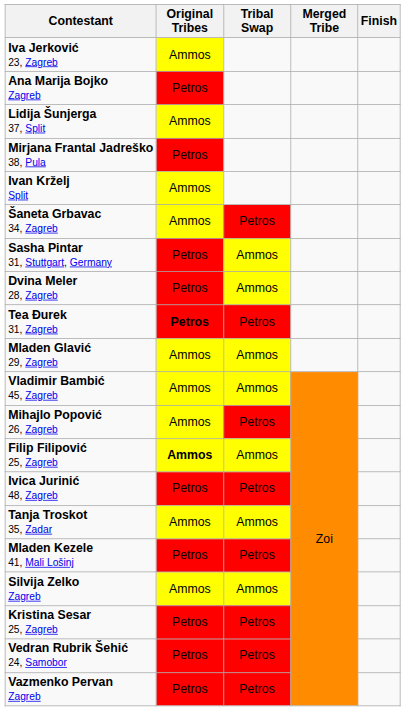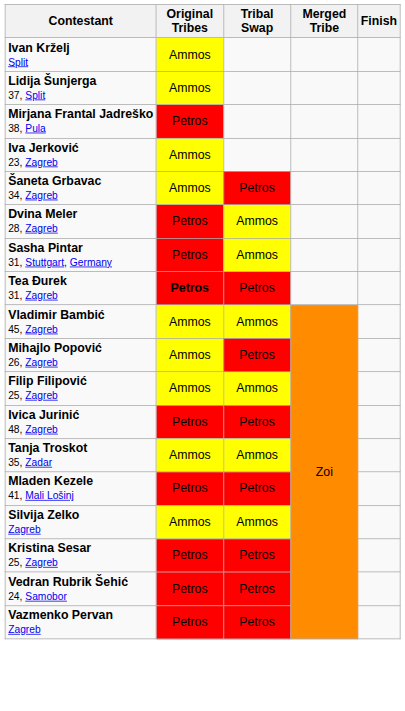rows swapped: (39, 188) <-> (43, 54)
- row: (58, 87)
rows swapped: (60, 254) <-> (43, 288)
- row: (50, 355)
(190, 455) bold -> (190, 388) normal
